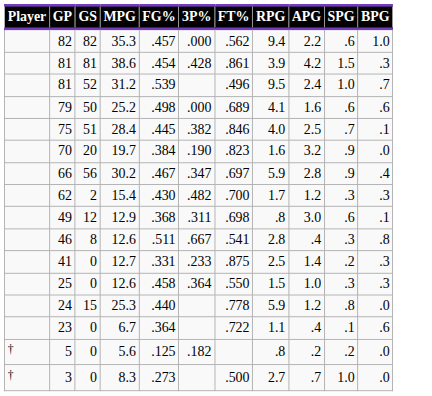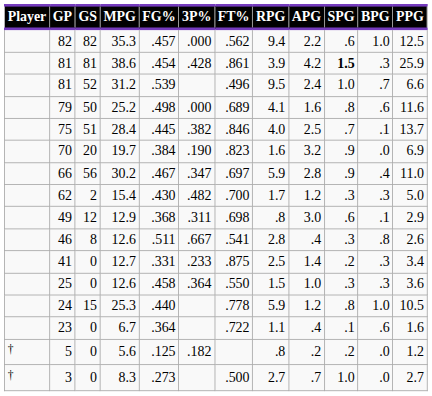+ column: (410, 17)
(346, 63) normal -> (346, 63) bold
(349, 107) .6 -> (349, 107) .8
(384, 306) .0 -> (381, 306) 1.0
